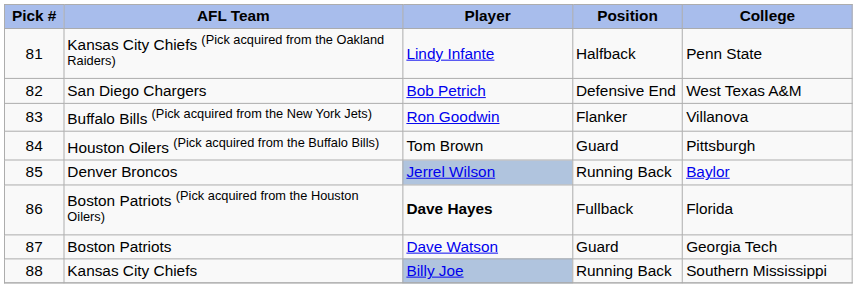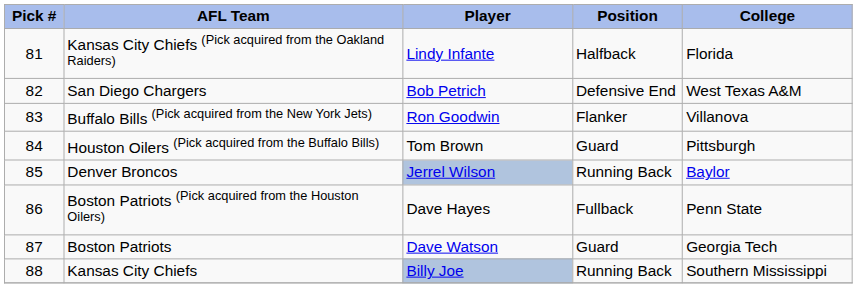(724, 53) Penn State -> (710, 53) Florida
(450, 209) bold -> (448, 209) normal
(710, 209) Florida -> (724, 209) Penn State
